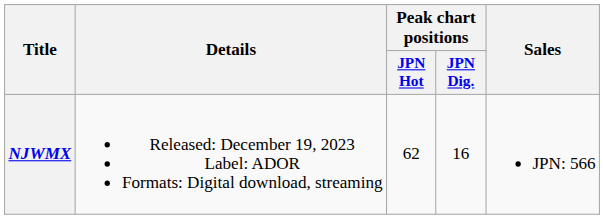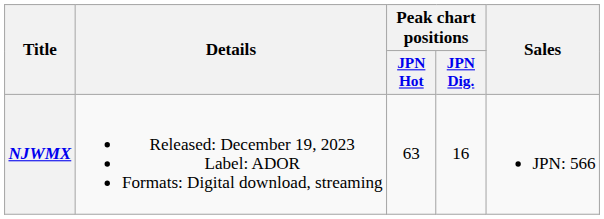(411, 154) 62 -> (411, 154) 63
